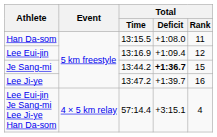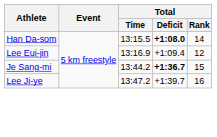(170, 39) normal -> (170, 39) bold
(200, 39) 11 -> (199, 39) 14
- row: (31, 110)
